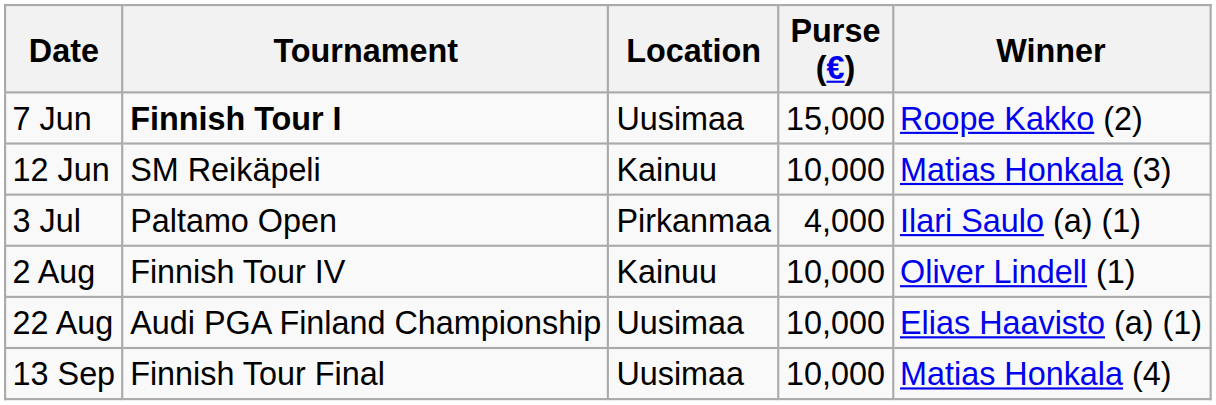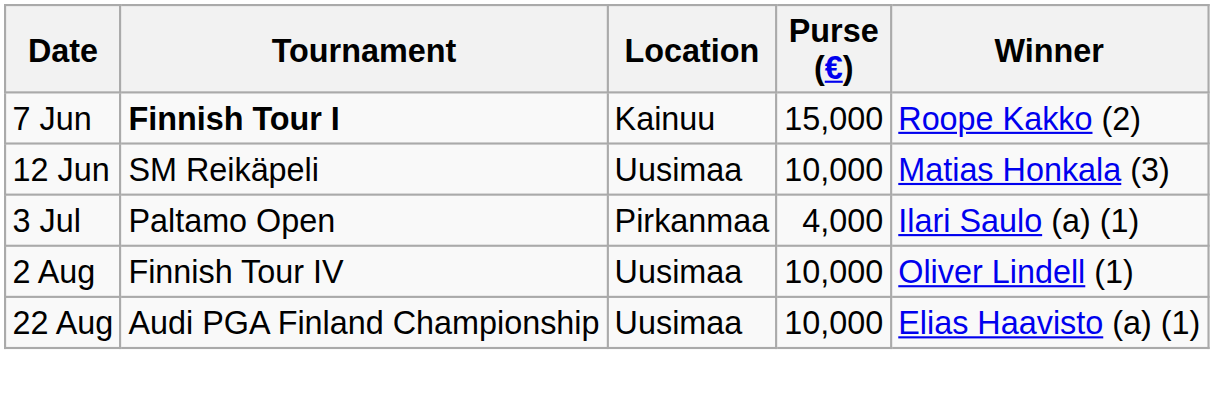(680, 118) Uusimaa -> (665, 118) Kainuu
(667, 170) Kainuu -> (678, 170) Uusimaa
(667, 272) Kainuu -> (678, 272) Uusimaa
- row: (64, 375)
